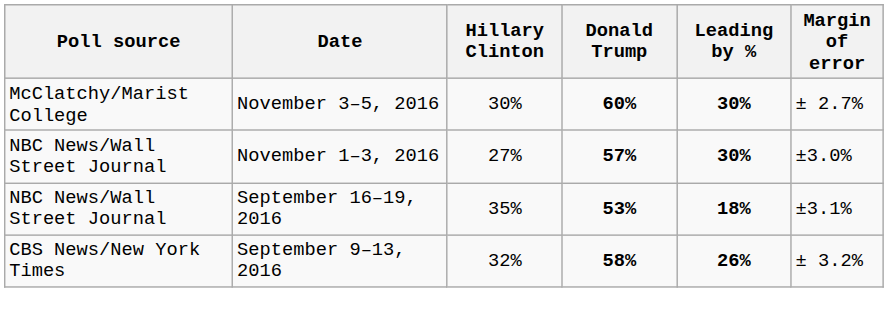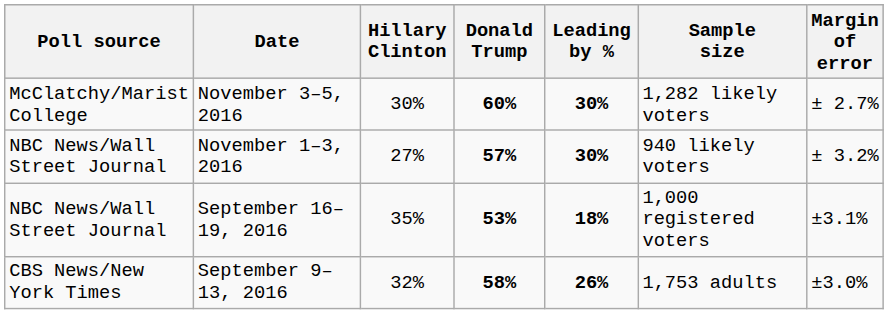+ column: (722, 42)
(824, 157) ±3.0% -> (845, 157) ± 3.2%
(829, 261) ± 3.2% -> (839, 282) ±3.0%
